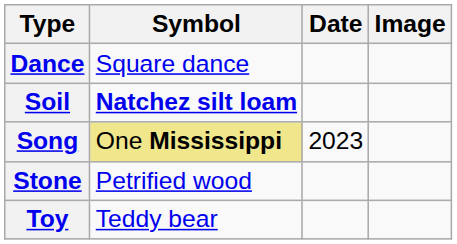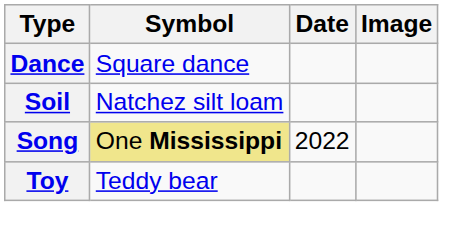(196, 102) bold -> (190, 102) normal
(336, 141) 2023 -> (322, 141) 2022
- row: (47, 180)
